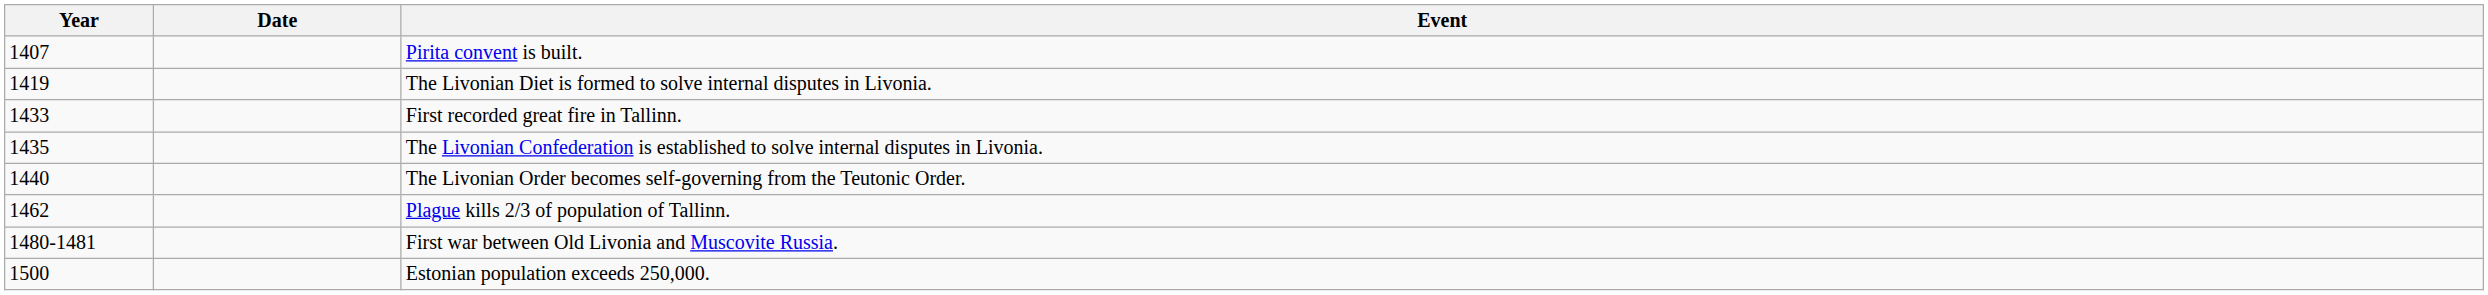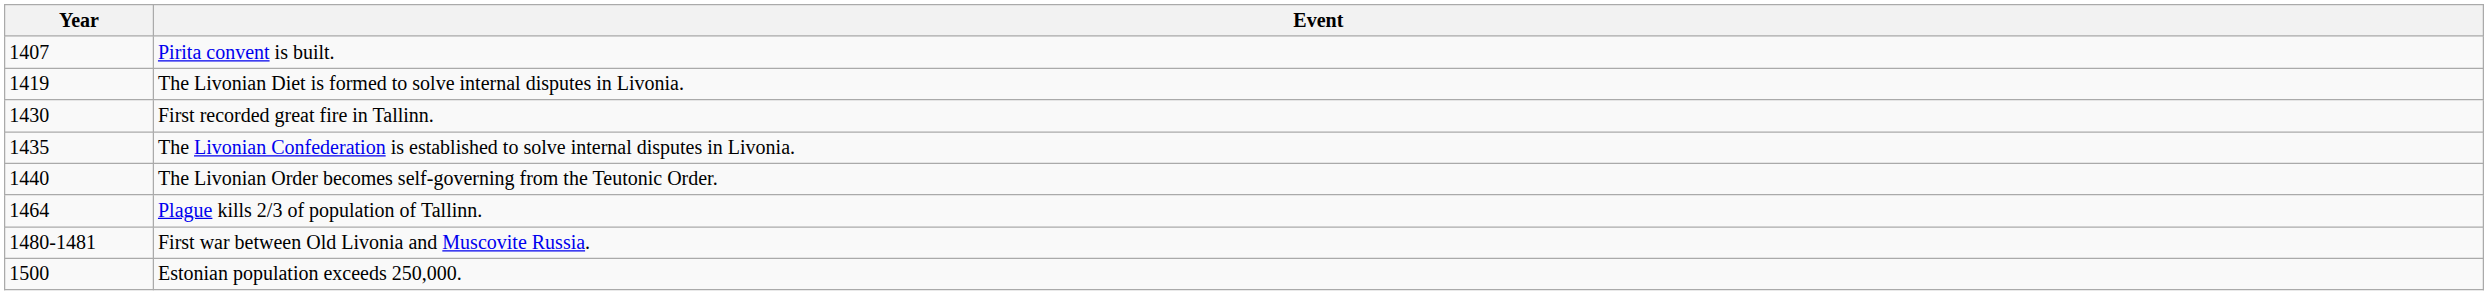- column: (277, 20)
(29, 115) 1433 -> (29, 115) 1430
(29, 210) 1462 -> (29, 210) 1464
